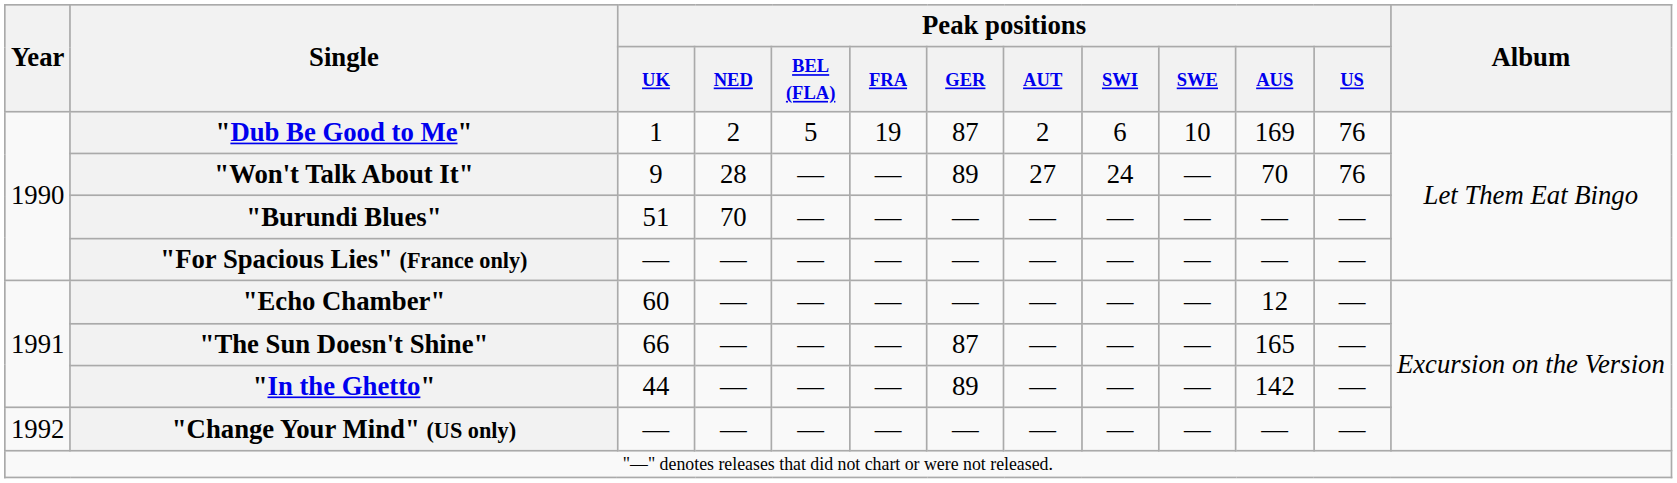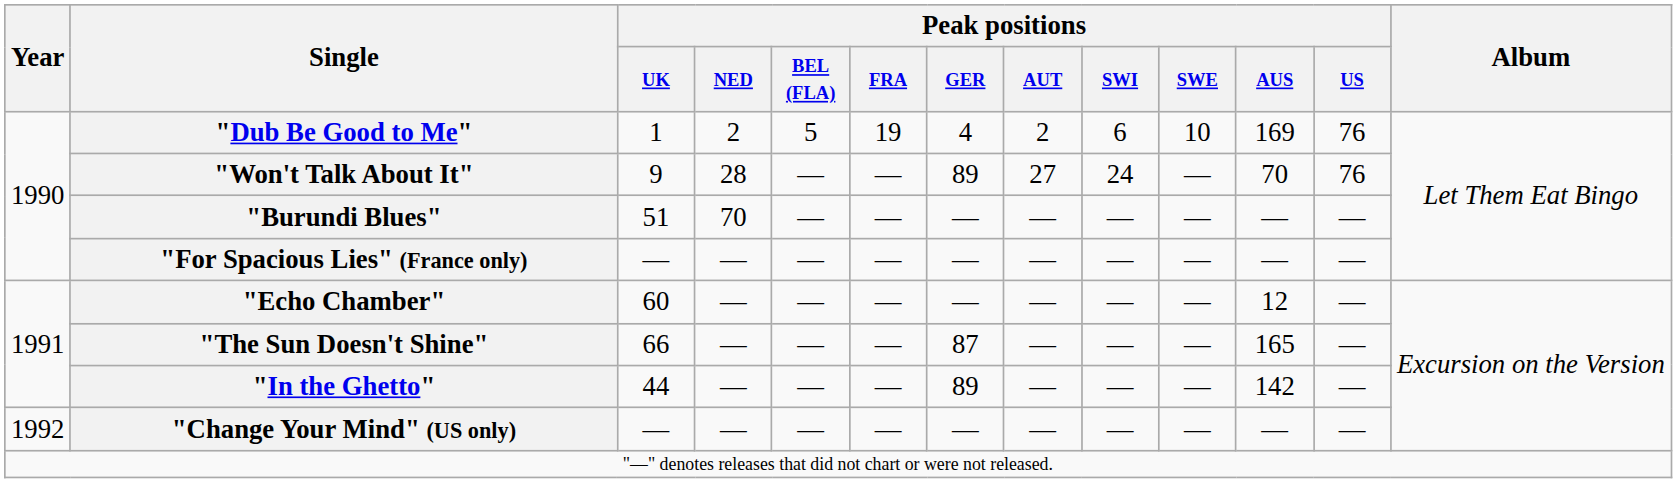(965, 132) 87 -> (965, 132) 4
